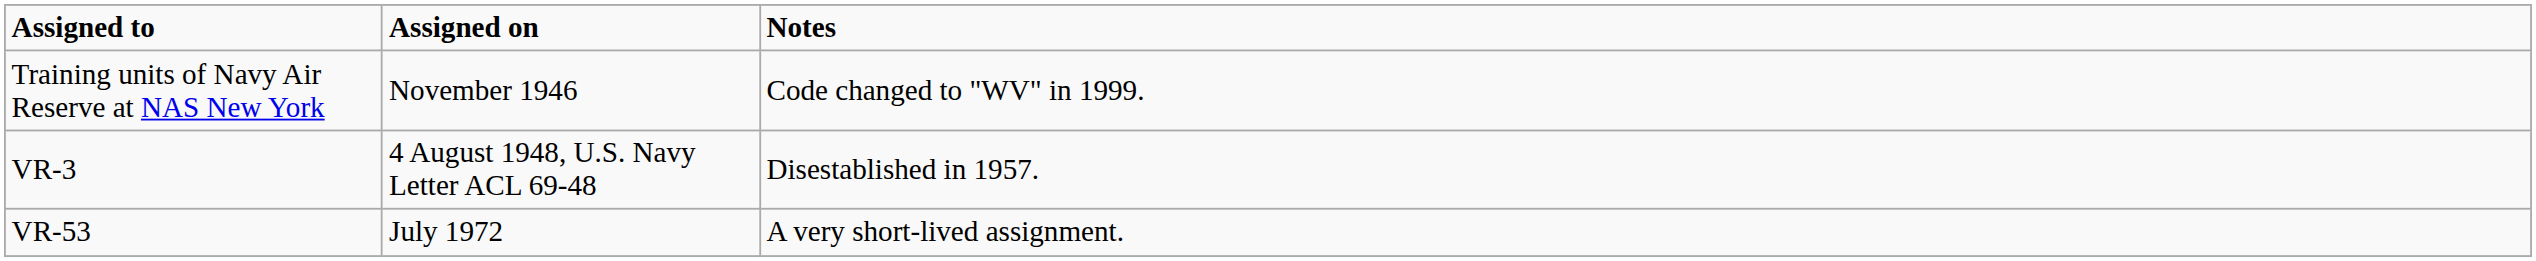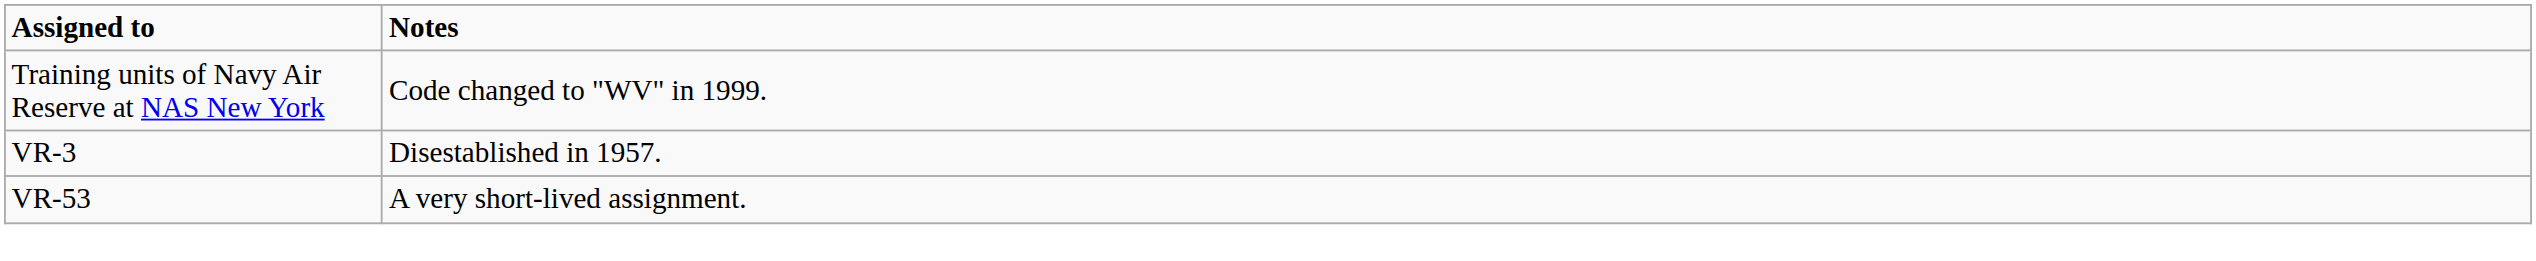- column: (464, 27)
